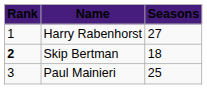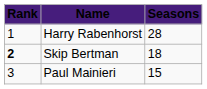(155, 34) 27 -> (155, 34) 28
(155, 73) 25 -> (155, 73) 15
